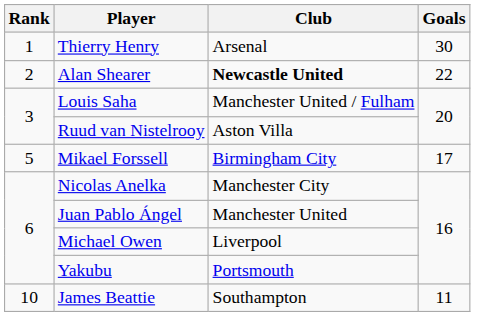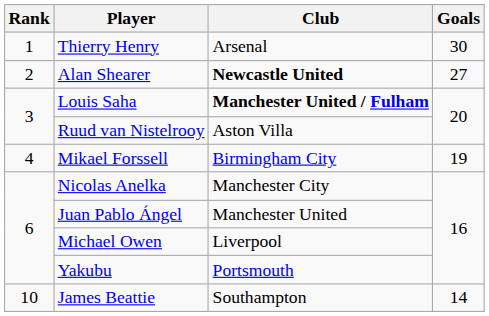(444, 74) 22 -> (458, 74) 27
(314, 102) normal -> (321, 102) bold
(29, 158) 5 -> (29, 158) 4
(444, 158) 17 -> (458, 158) 19
(444, 297) 11 -> (458, 297) 14
